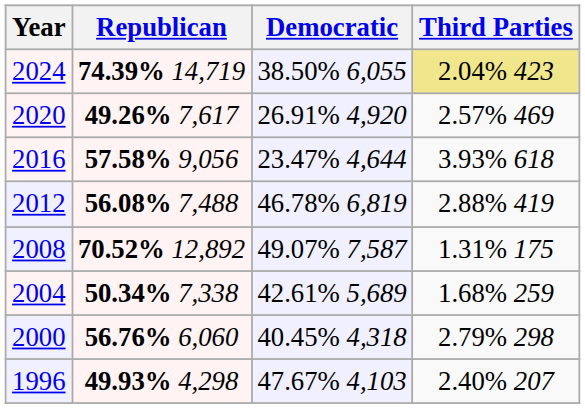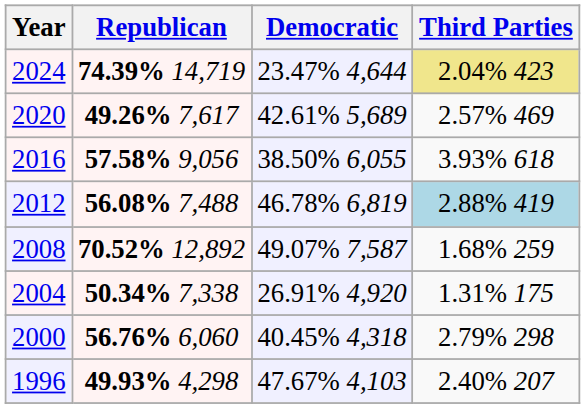(332, 71) 38.50% 6,055 -> (332, 71) 23.47% 4,644
(332, 115) 26.91% 4,920 -> (332, 115) 42.61% 5,689
(332, 159) 23.47% 4,644 -> (332, 159) 38.50% 6,055
(496, 203) no background -> (496, 203) lightblue background
(496, 247) 1.31% 175 -> (496, 247) 1.68% 259
(332, 291) 42.61% 5,689 -> (332, 291) 26.91% 4,920
(496, 291) 1.68% 259 -> (496, 291) 1.31% 175
